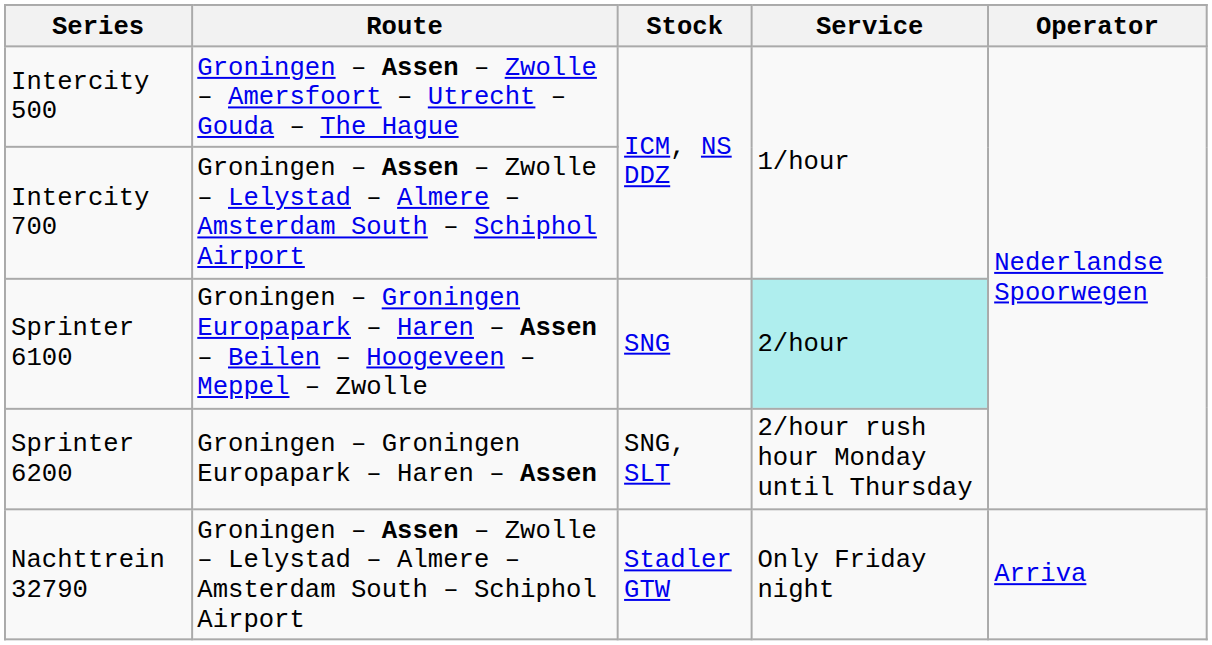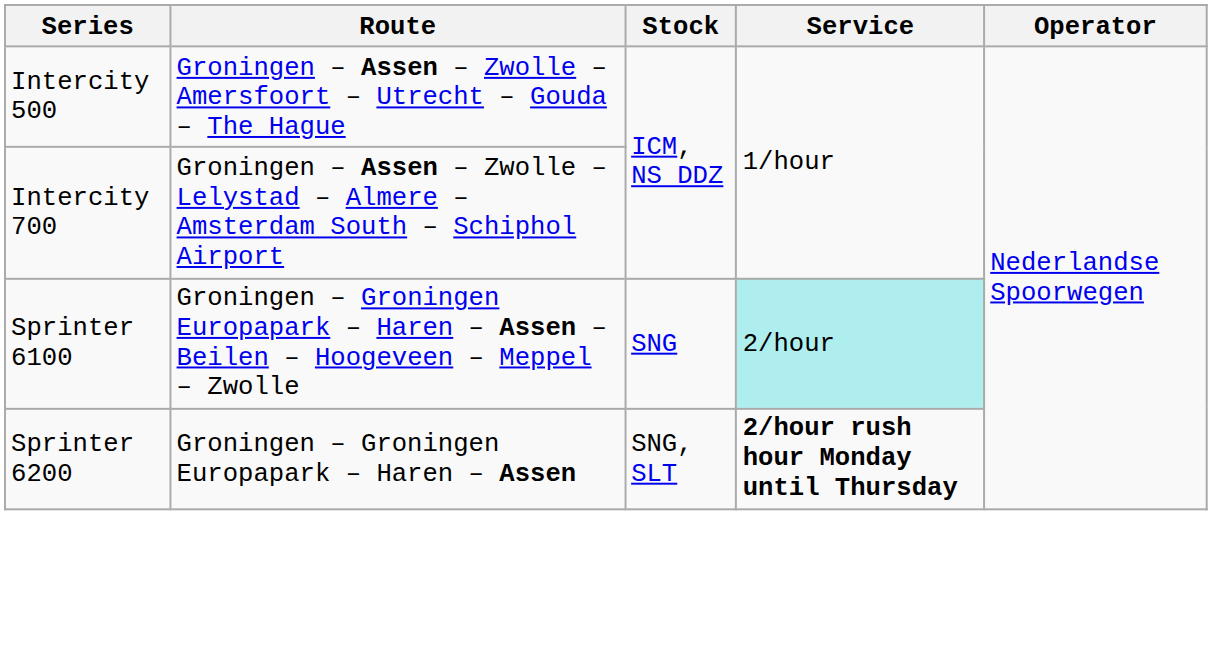(865, 459) normal -> (850, 459) bold
- row: (88, 574)
